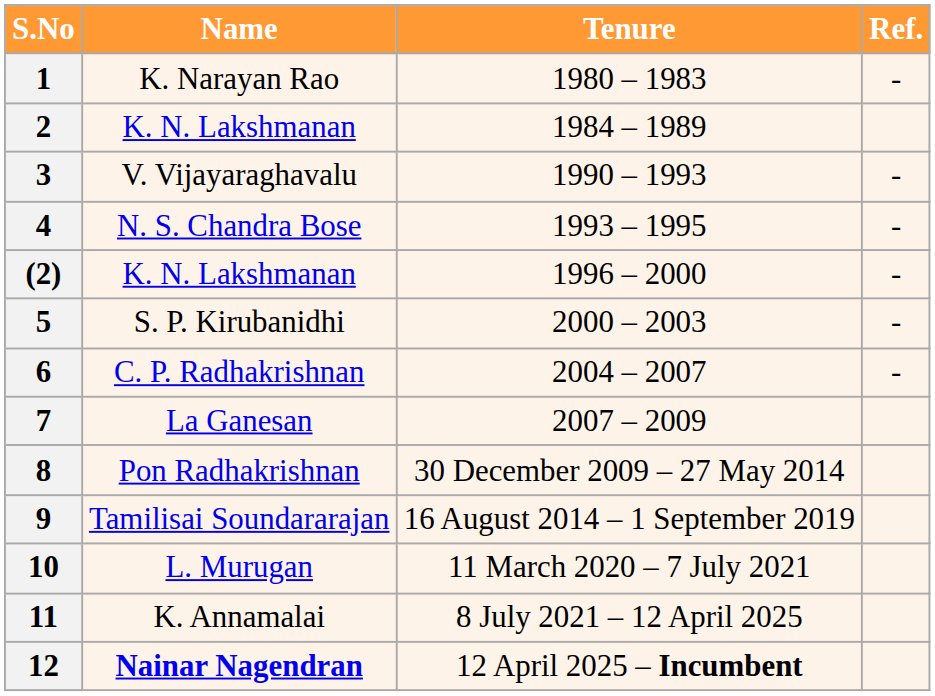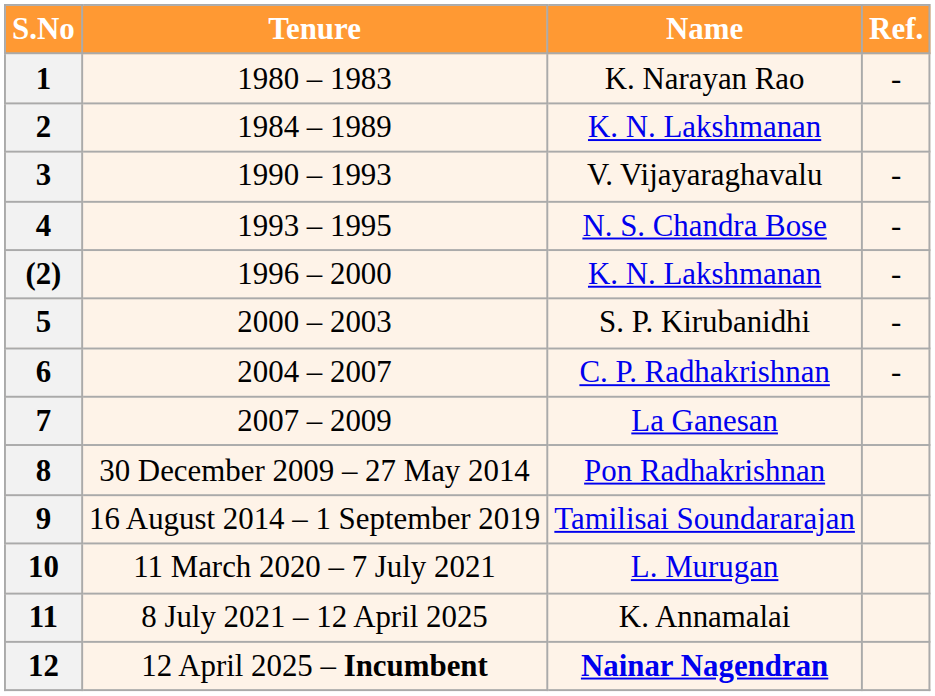columns swapped: (239, 28) <-> (629, 28)
